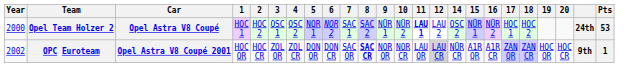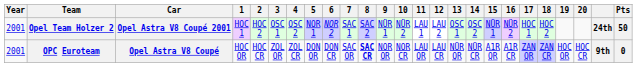+ column: (457, 11)
(16, 28) 2000 -> (16, 28) 2001
(174, 28) Opel Astra V8 Coupé -> (174, 28) Opel Astra V8 Coupé 2001
(421, 28) bold -> (421, 28) normal
(605, 28) 53 -> (623, 28) 50
(16, 51) 2002 -> (16, 51) 2001
(174, 51) Opel Astra V8 Coupé 2001 -> (174, 51) Opel Astra V8 Coupé
(439, 51) lightgrey background -> (439, 51) no background
(605, 51) 1 -> (623, 51) 0
